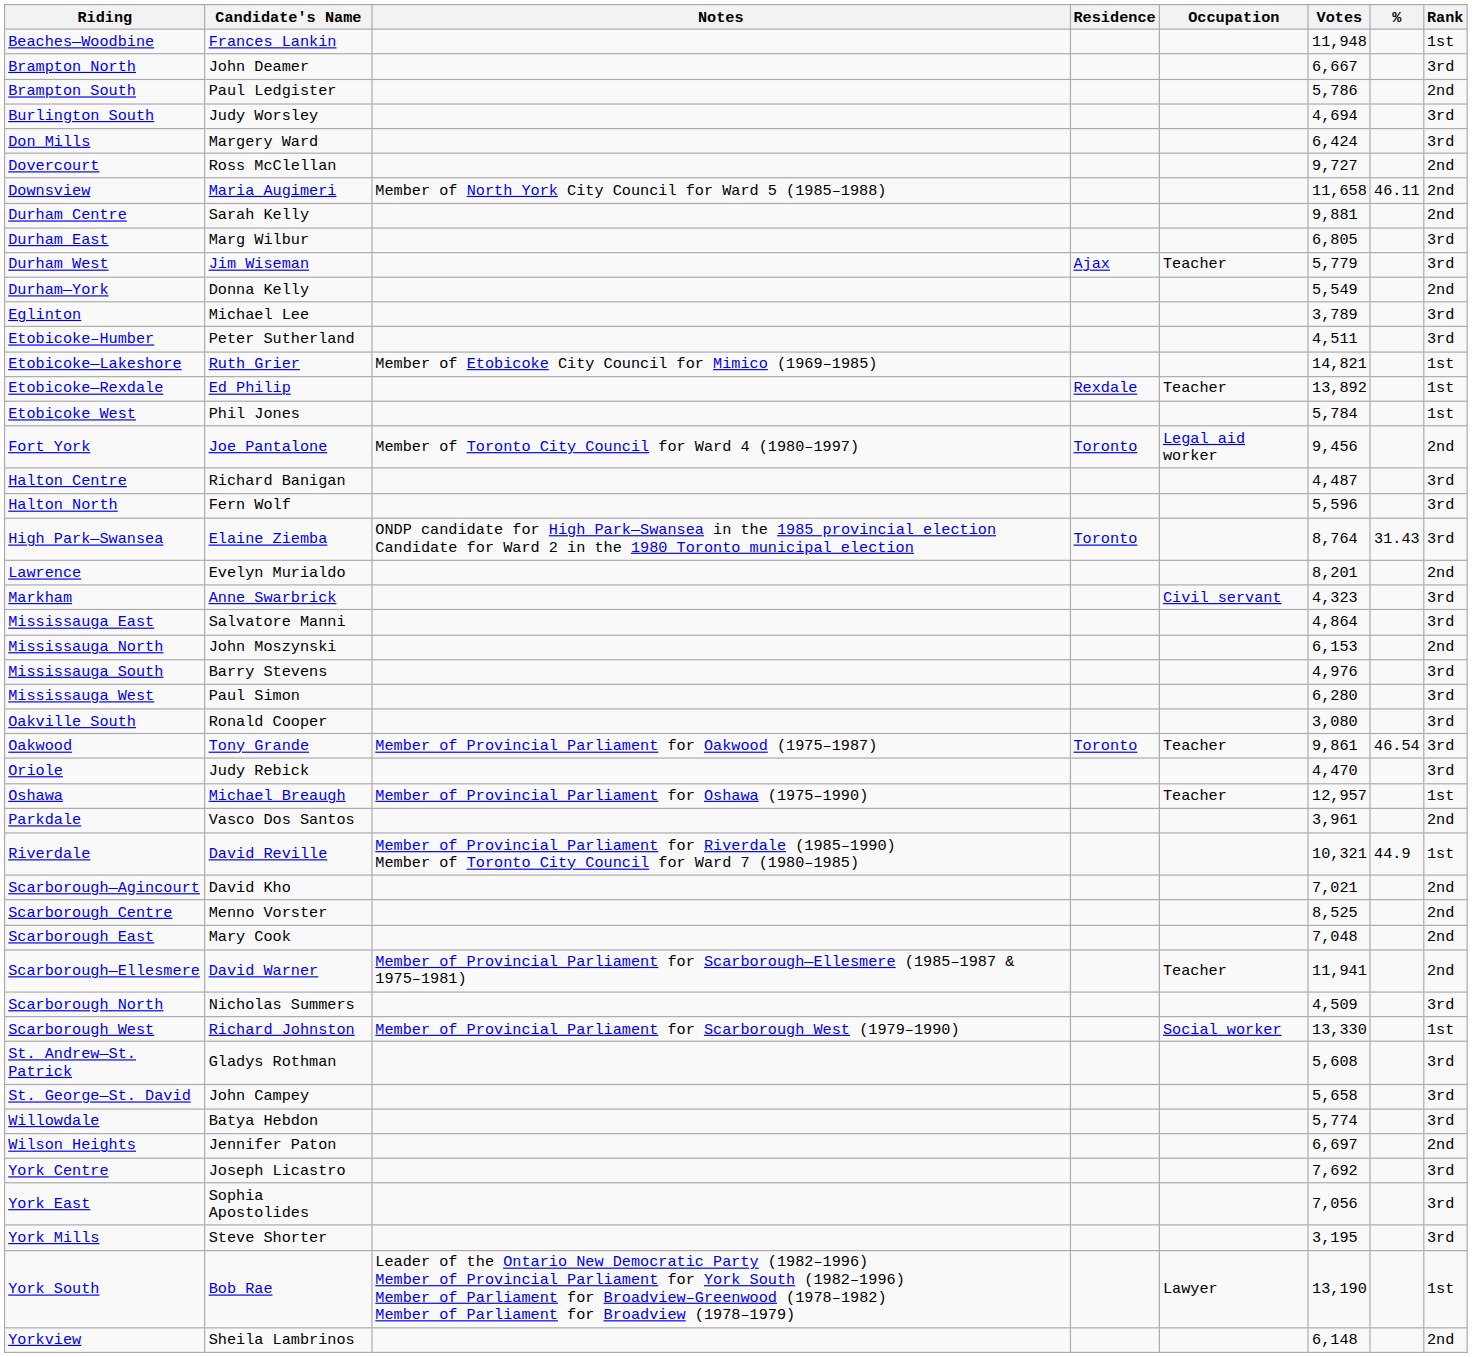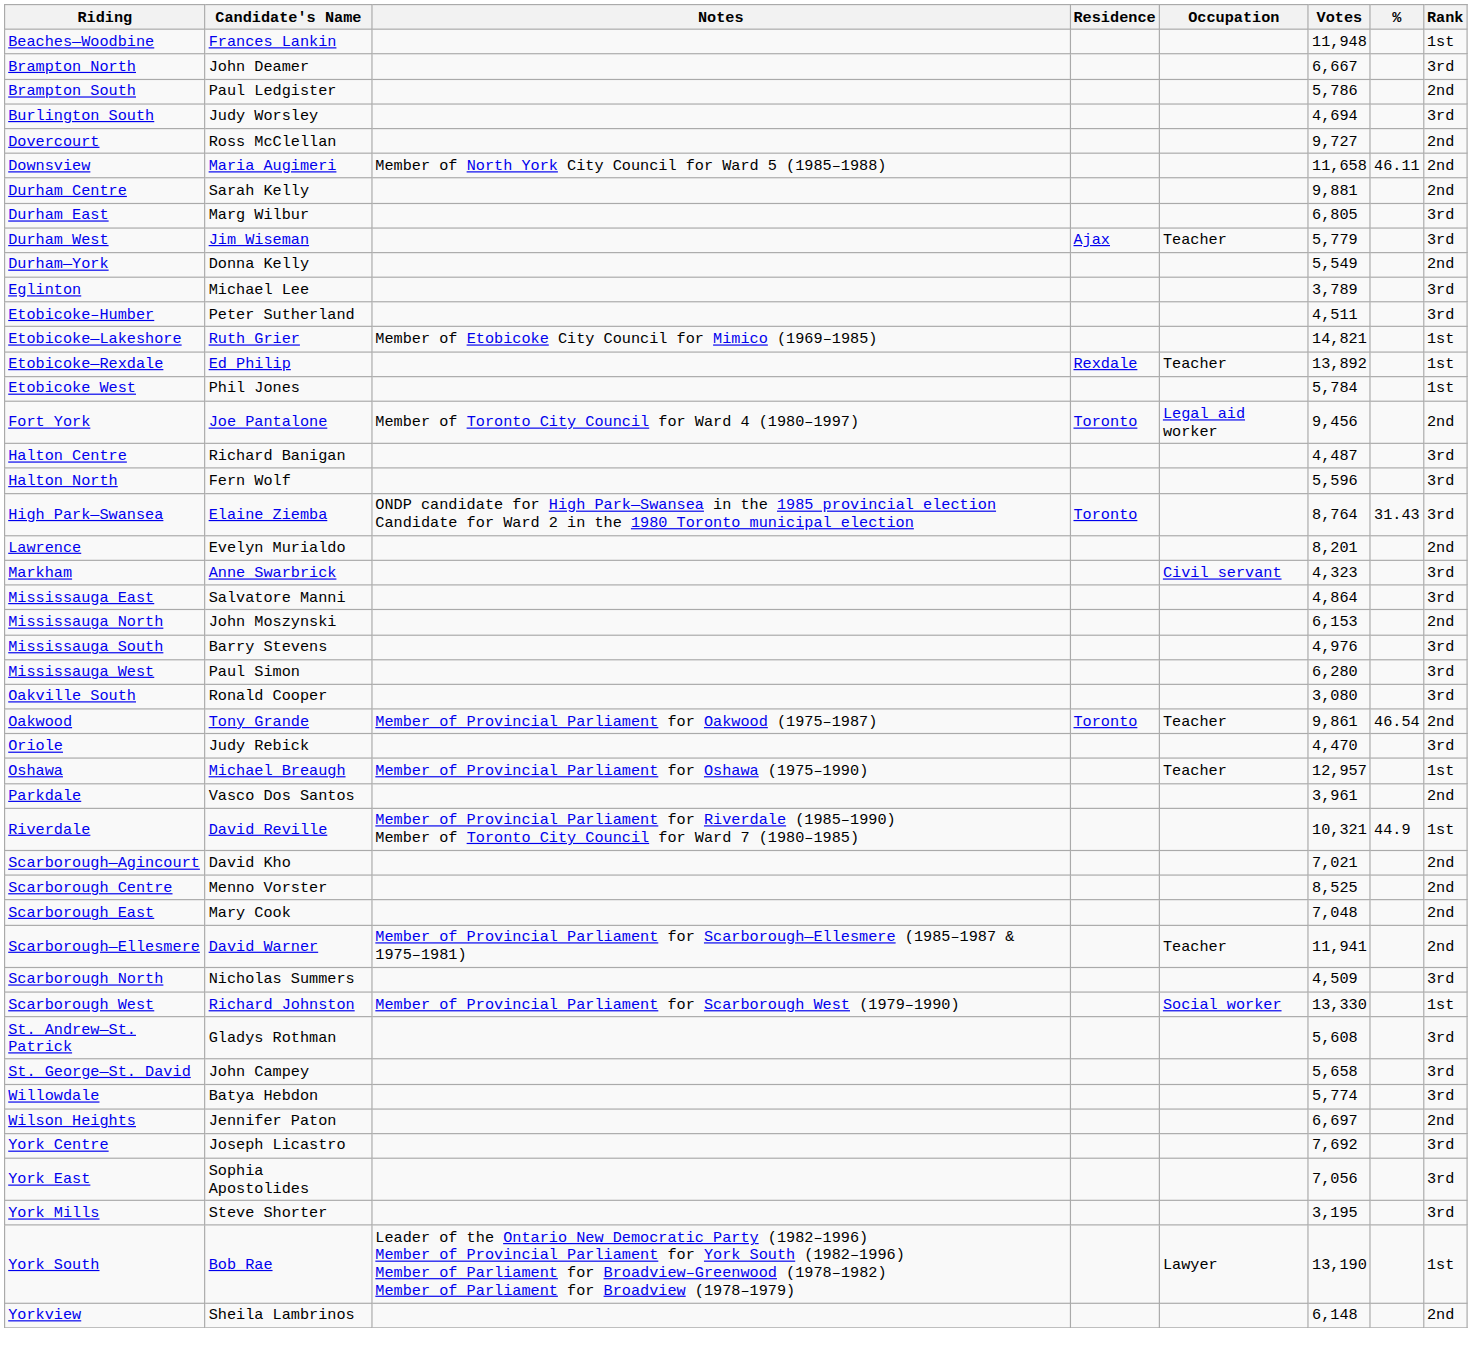- row: (49, 141)
(1441, 746) 3rd -> (1441, 721) 2nd
